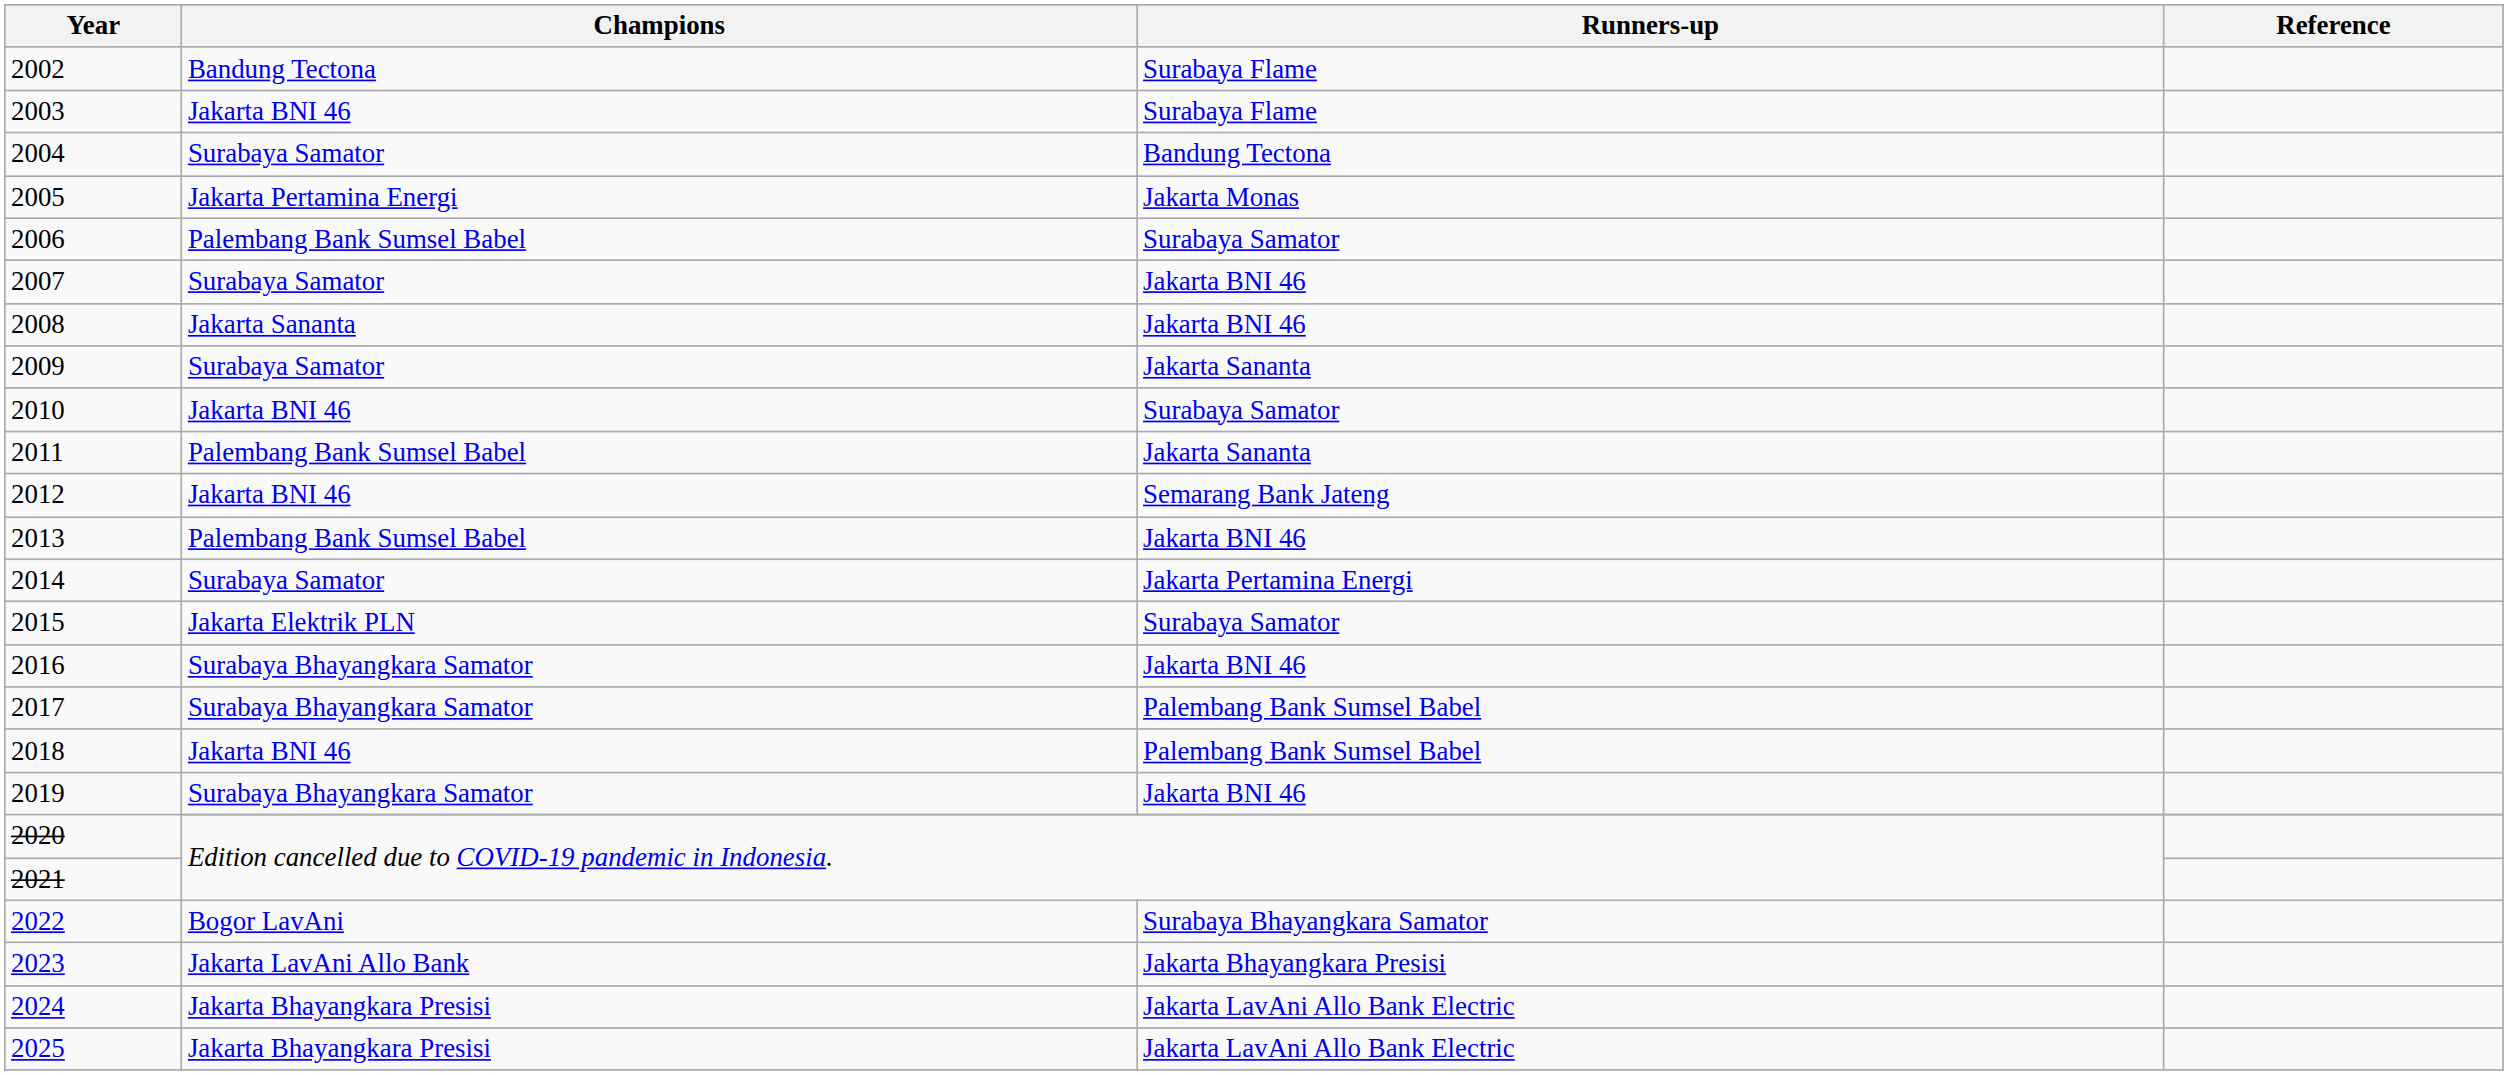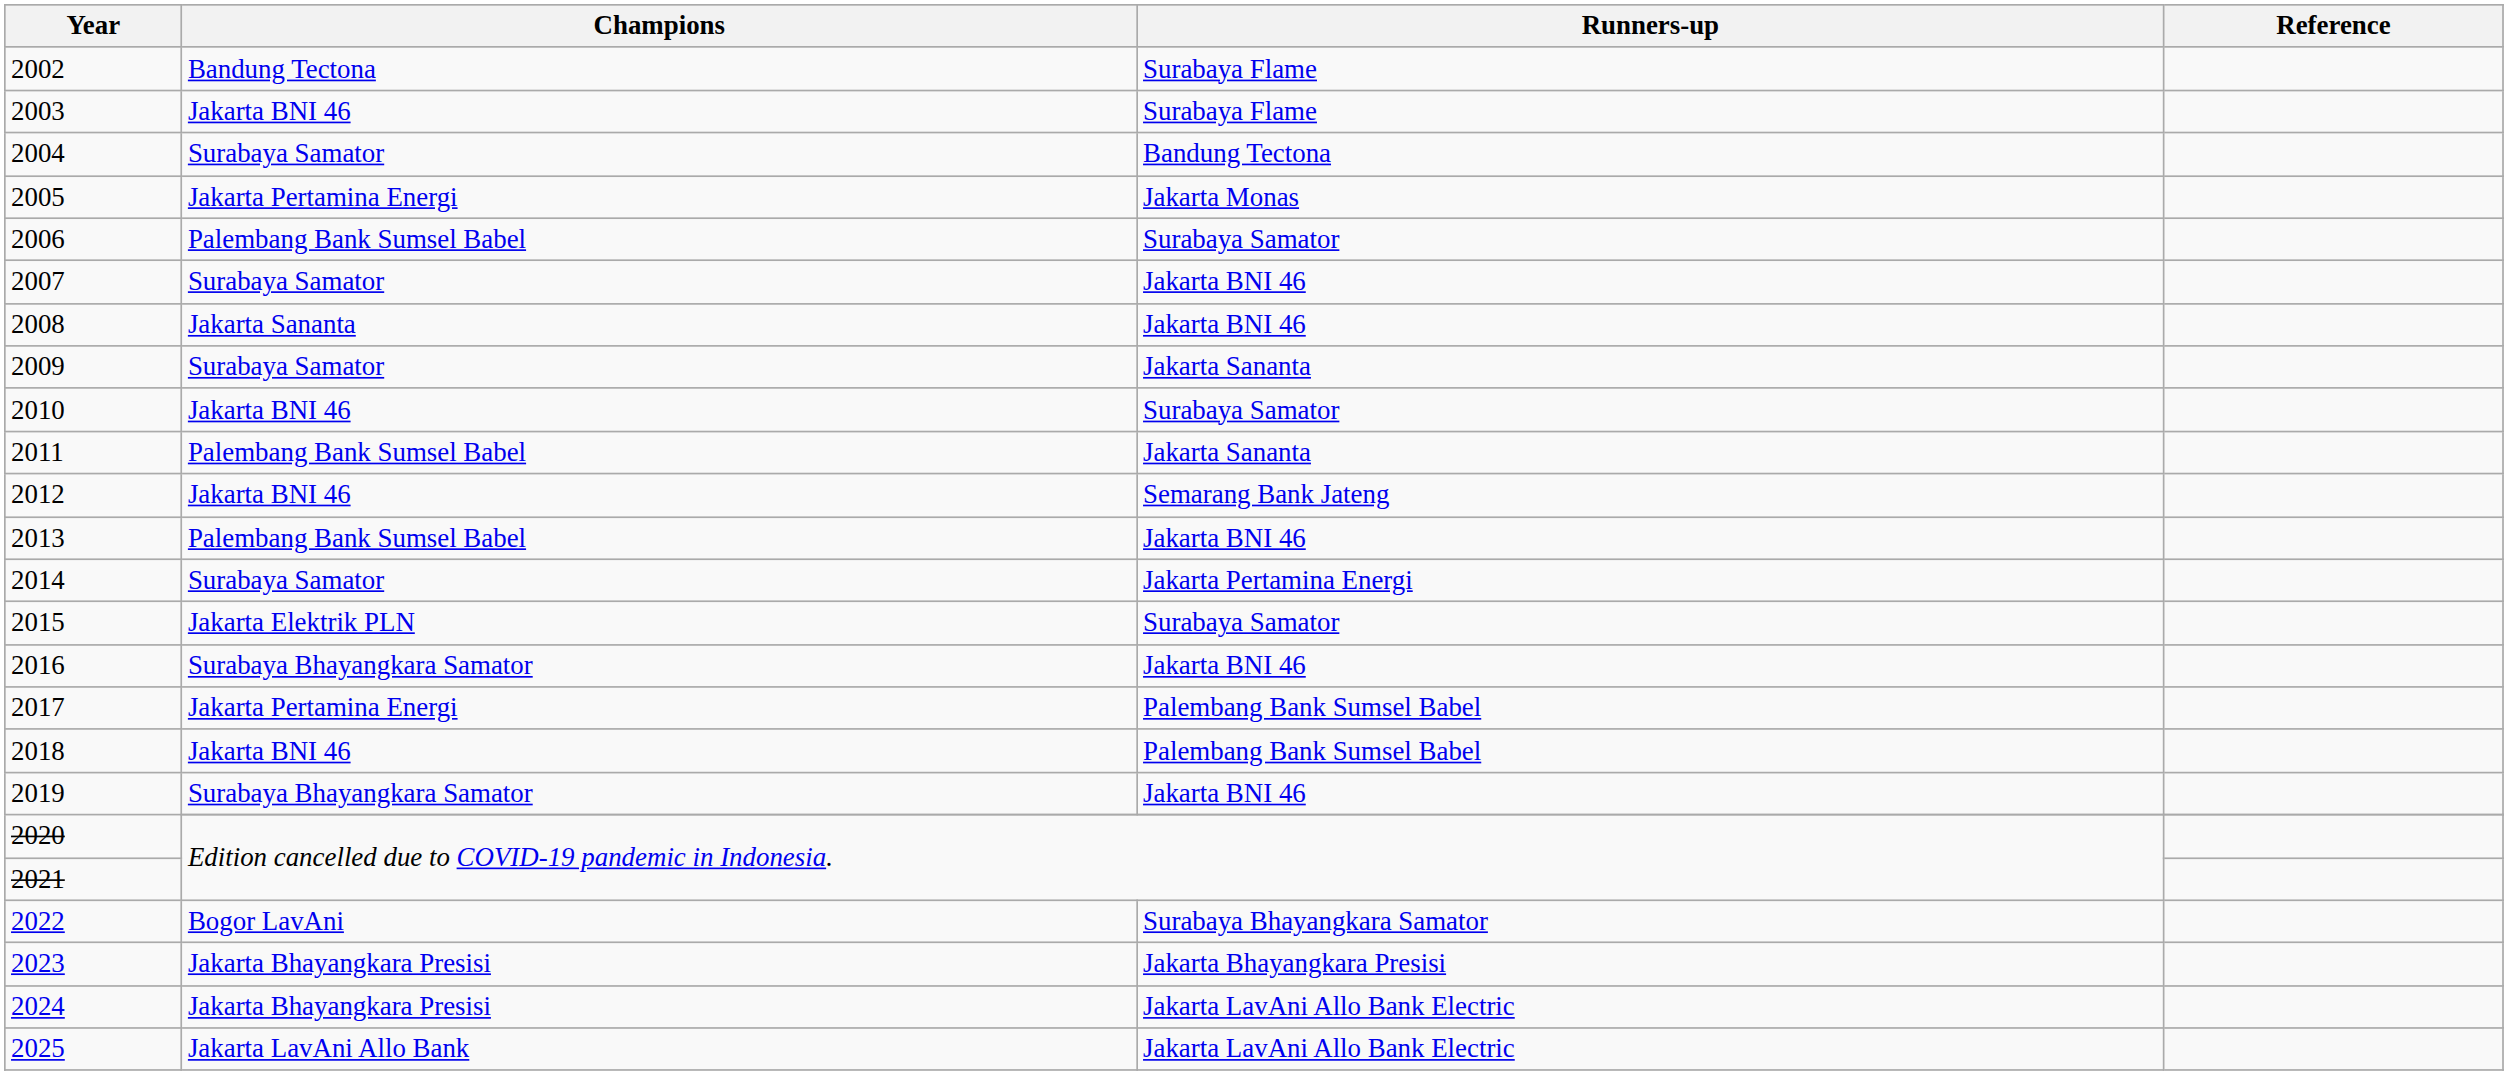(360, 707) Surabaya Bhayangkara Samator -> (323, 707) Jakarta Pertamina Energi
(329, 963) Jakarta LavAni Allo Bank -> (339, 963) Jakarta Bhayangkara Presisi
(339, 1048) Jakarta Bhayangkara Presisi -> (329, 1048) Jakarta LavAni Allo Bank
